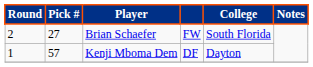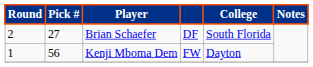(192, 34) FW -> (190, 34) DF
(54, 52) 57 -> (54, 52) 56
(190, 52) DF -> (192, 52) FW
